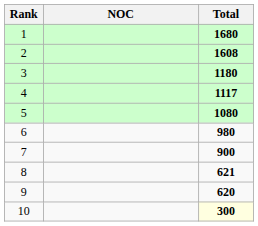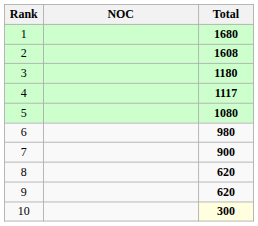(226, 172) 621 -> (226, 172) 620
